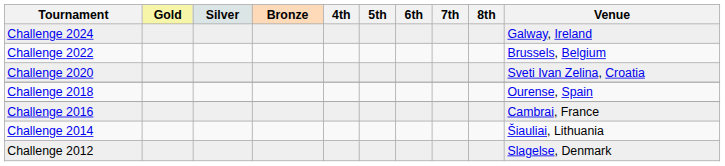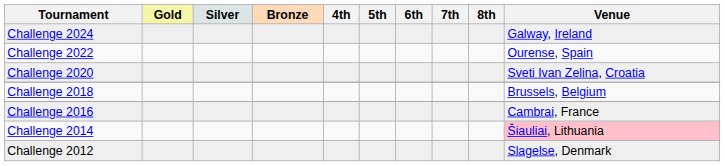(557, 53) Brussels, Belgium -> (550, 53) Ourense, Spain
(550, 92) Ourense, Spain -> (557, 92) Brussels, Belgium
(556, 131) no background -> (556, 131) pink background
